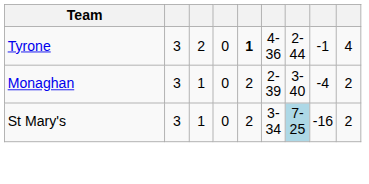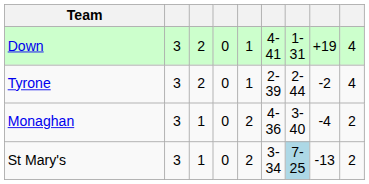+ row: (26, 45)
(249, 45) bold -> (249, 84) normal
(273, 45) 4-36 -> (273, 84) 2-39
(323, 45) -1 -> (325, 84) -2
(273, 84) 2-39 -> (273, 122) 4-36
(323, 122) -16 -> (325, 160) -13
